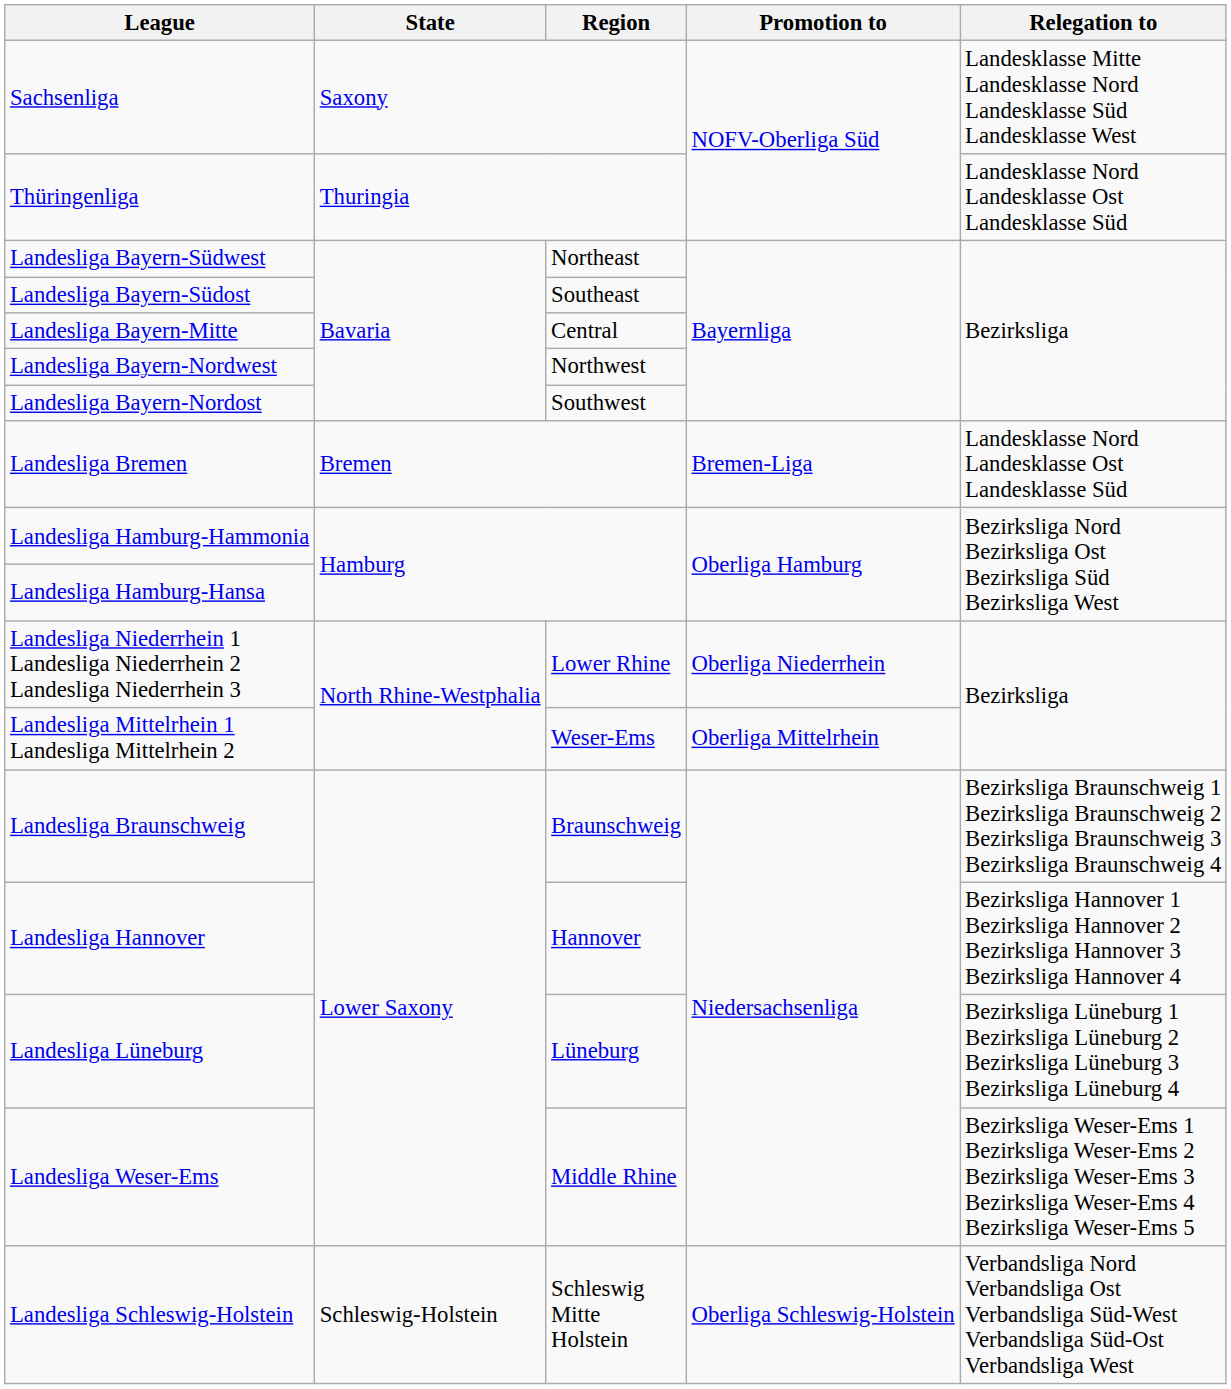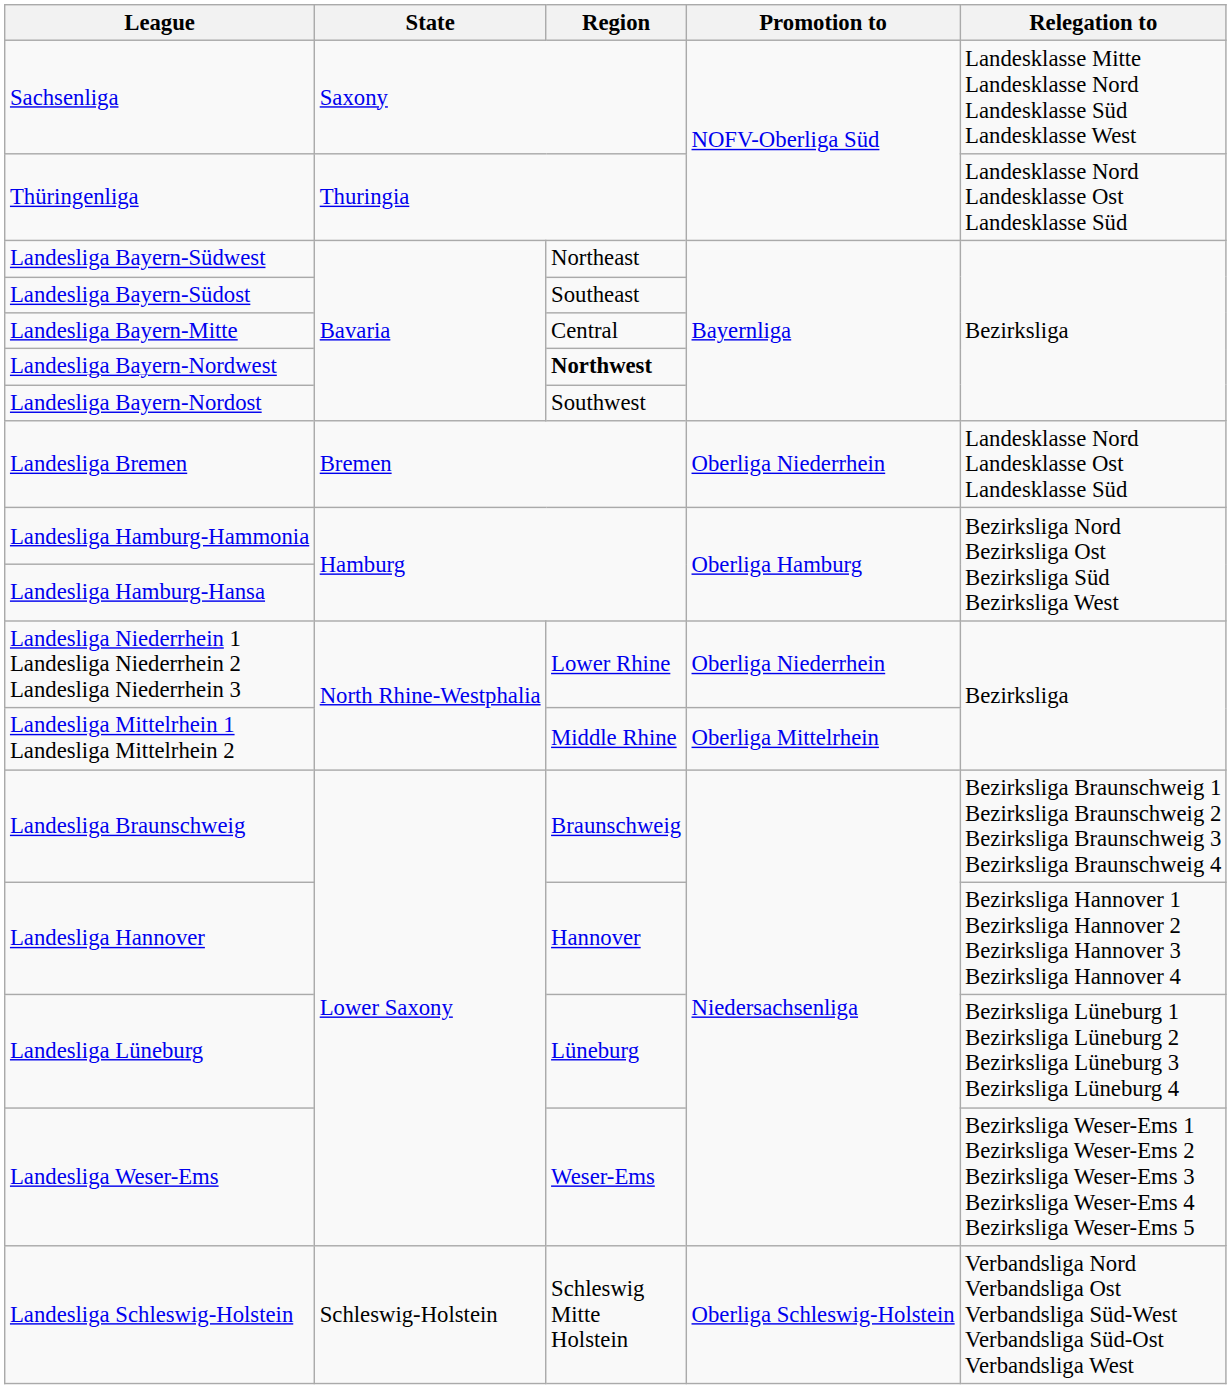(598, 366) normal -> (602, 366) bold
(752, 464) Bremen-Liga -> (788, 464) Oberliga Niederrhein
(603, 738) Weser-Ems -> (614, 738) Middle Rhine
(614, 1176) Middle Rhine -> (603, 1176) Weser-Ems
